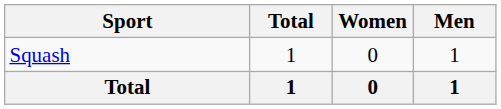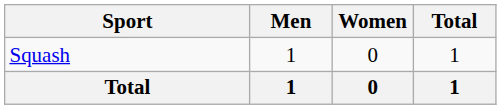columns swapped: (454, 21) <-> (291, 21)
